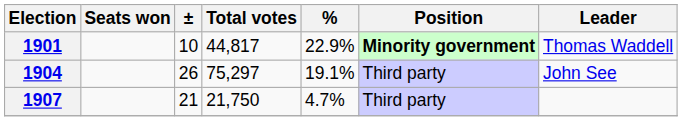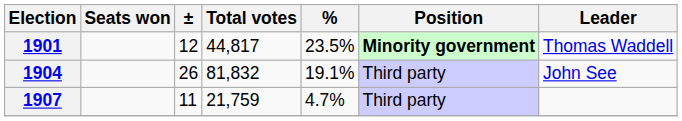(188, 45) 10 -> (188, 45) 12
(330, 45) 22.9% -> (330, 45) 23.5%
(233, 73) 75,297 -> (233, 73) 81,832
(188, 101) 21 -> (188, 101) 11
(233, 101) 21,750 -> (233, 101) 21,759
